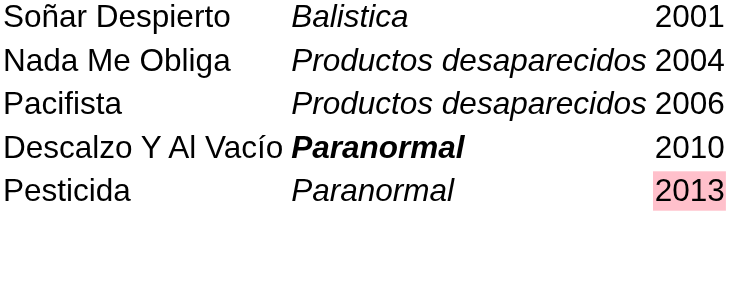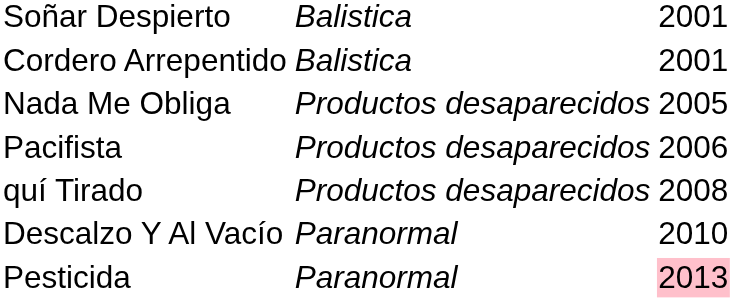+ row: (145, 60)
(690, 60) 2004 -> (693, 103) 2005
+ row: (73, 190)
(378, 147) bold -> (376, 233) normal
